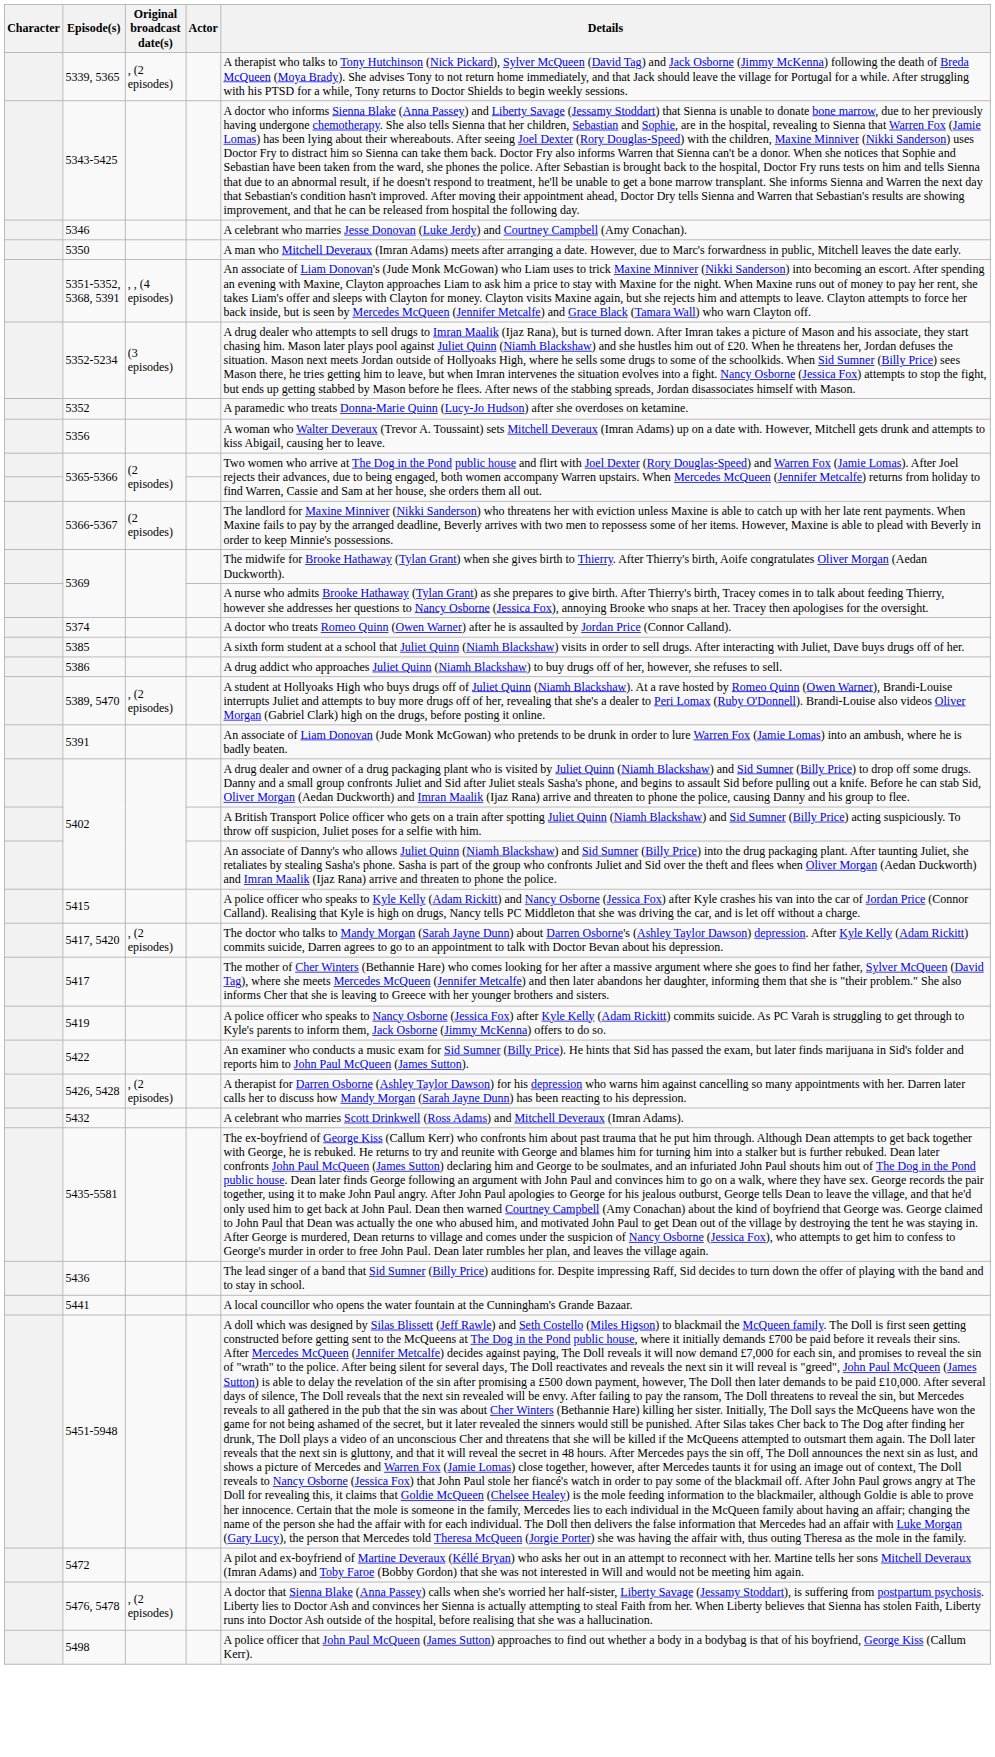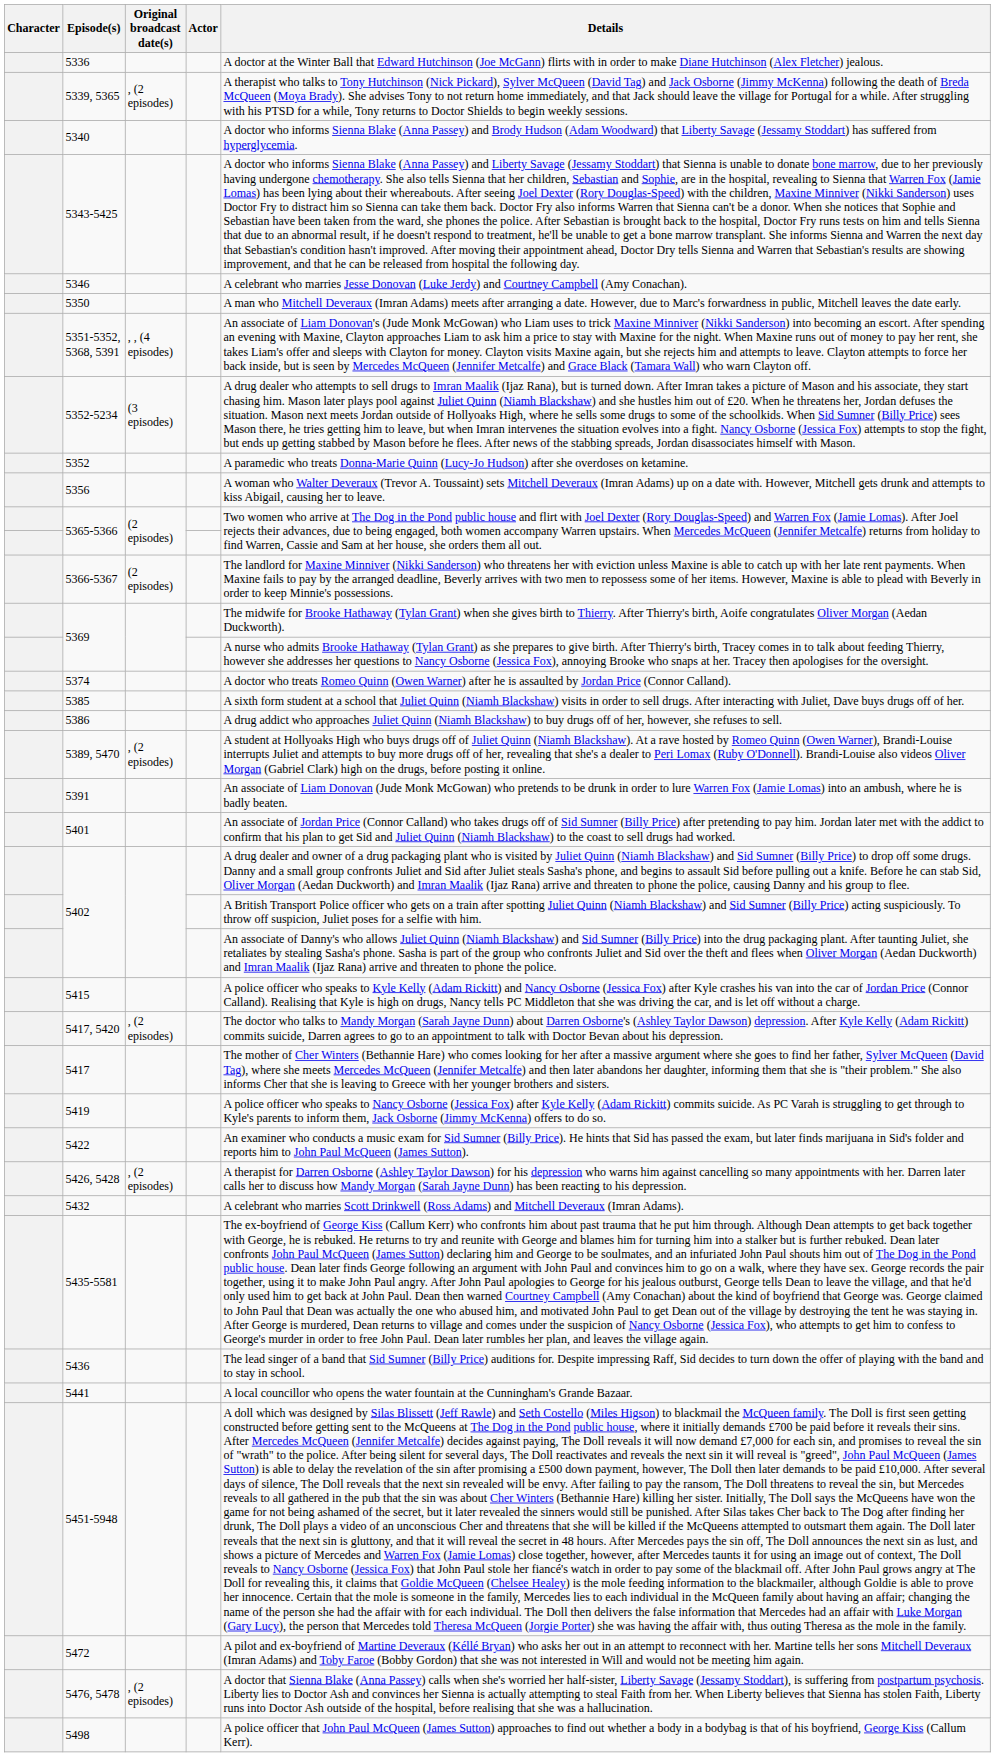+ row: (77, 62)
+ row: (77, 137)
+ row: (77, 830)
